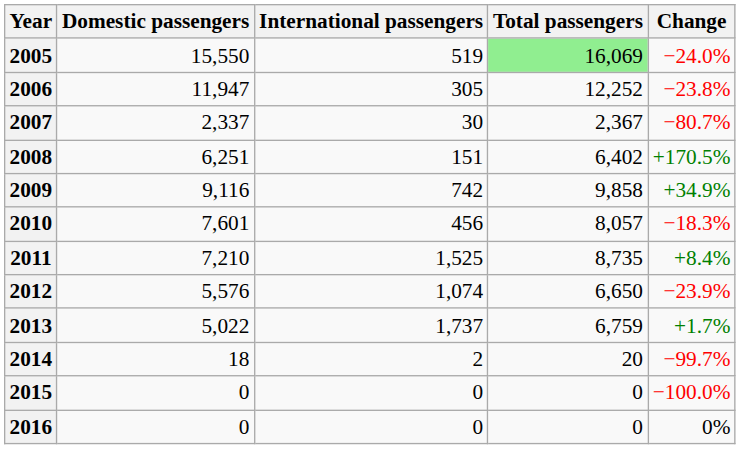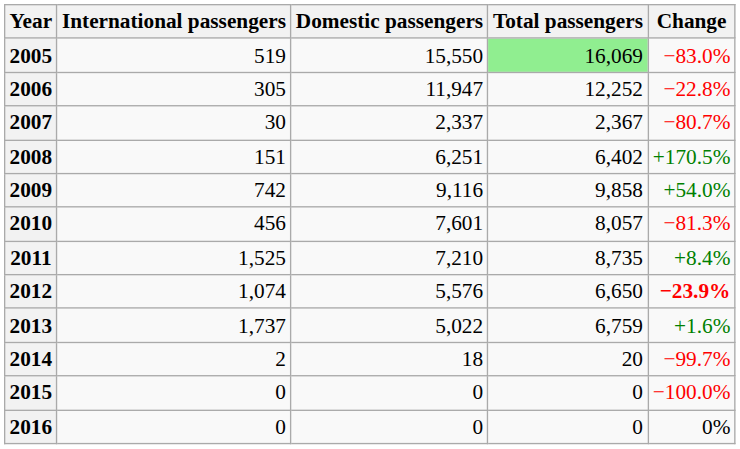columns swapped: (156, 21) <-> (371, 21)
(697, 55) −24.0% -> (697, 55) −83.0%
(697, 88) −23.8% -> (697, 88) −22.8%
(697, 190) +34.9% -> (697, 190) +54.0%
(697, 223) −18.3% -> (697, 223) −81.3%
(697, 291) normal -> (695, 291) bold
(702, 325) +1.7% -> (702, 325) +1.6%
